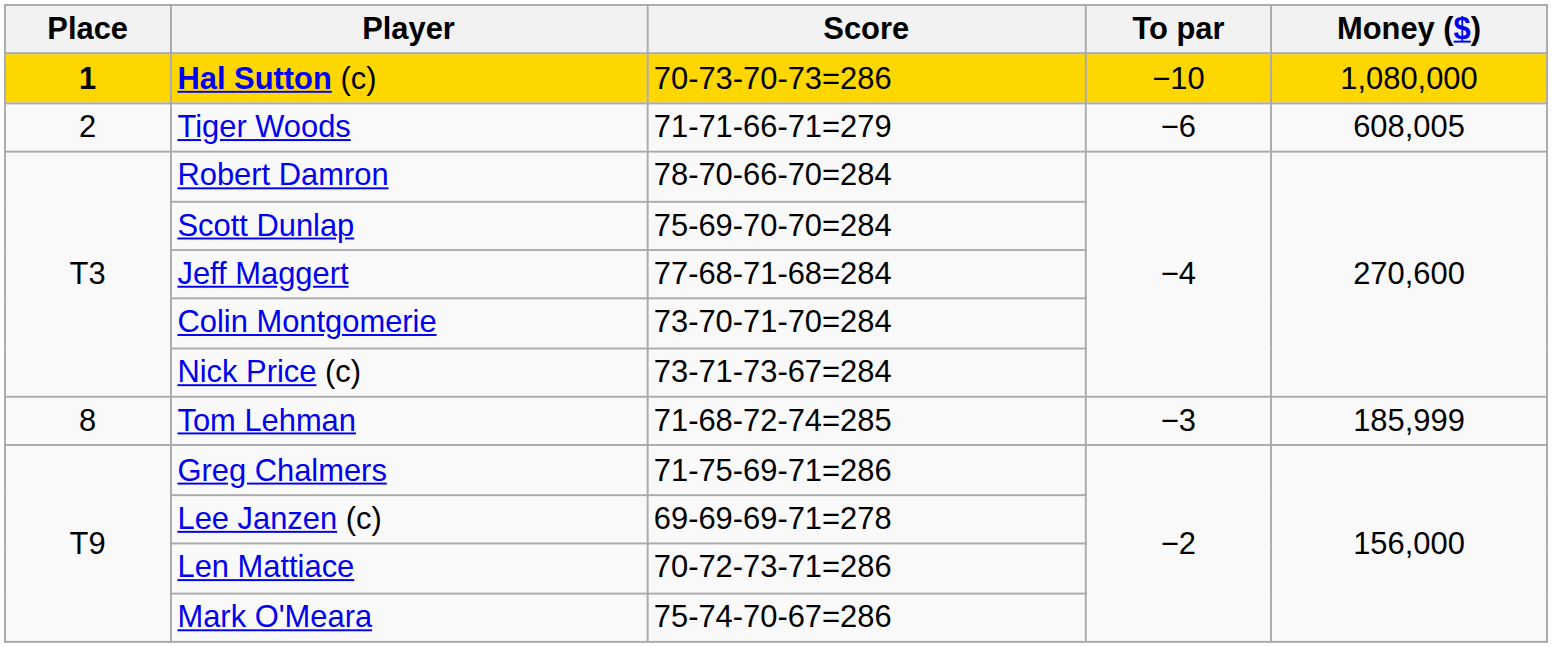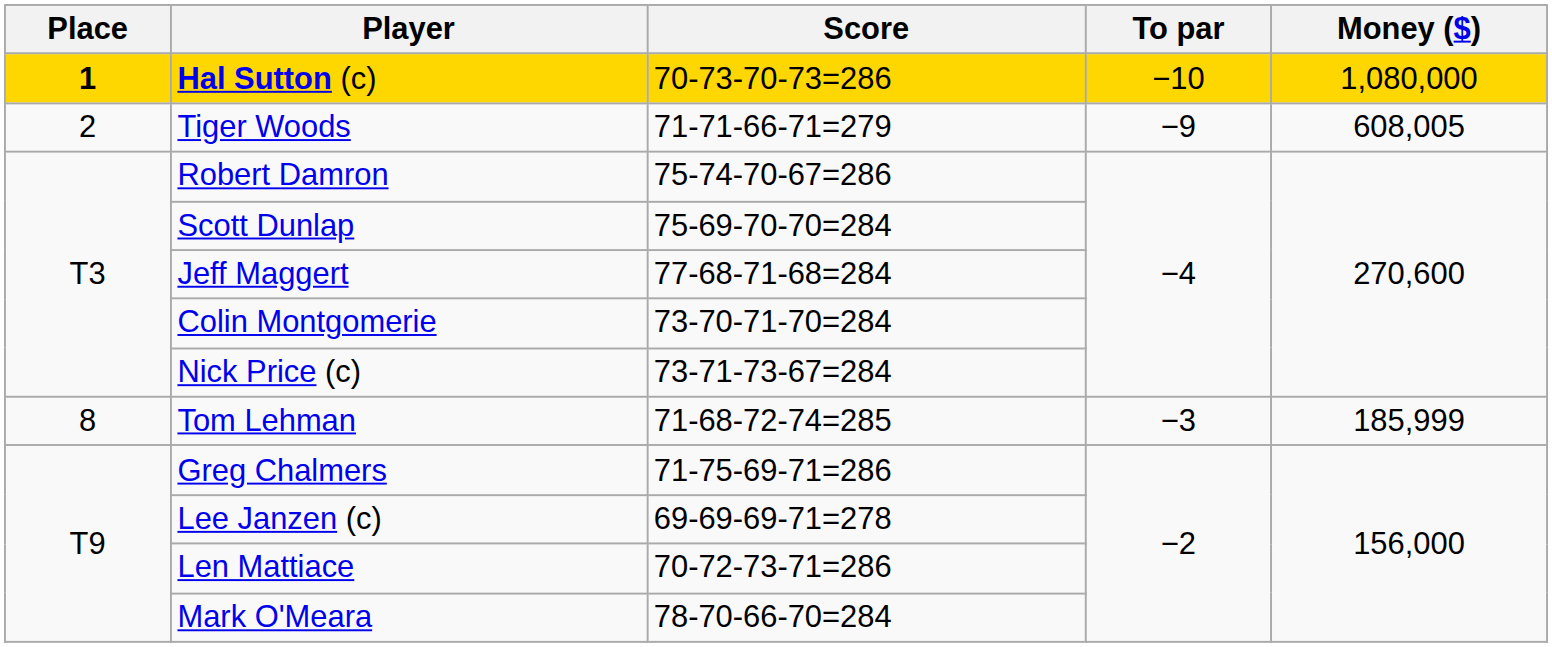(1178, 126) −6 -> (1178, 126) −9
(773, 175) 78-70-66-70=284 -> (773, 175) 75-74-70-67=286
(773, 616) 75-74-70-67=286 -> (773, 616) 78-70-66-70=284
